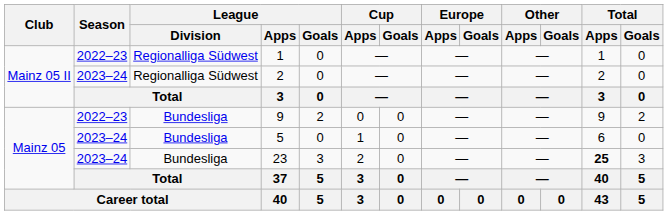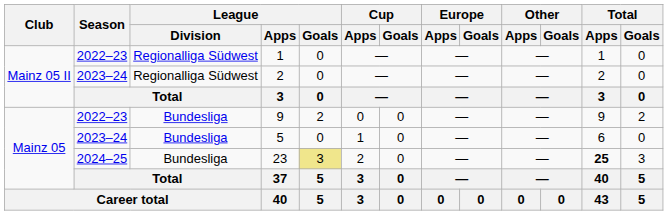(102, 158) 2023–24 -> (102, 158) 2024–25
(320, 158) no background -> (320, 158) khaki background
